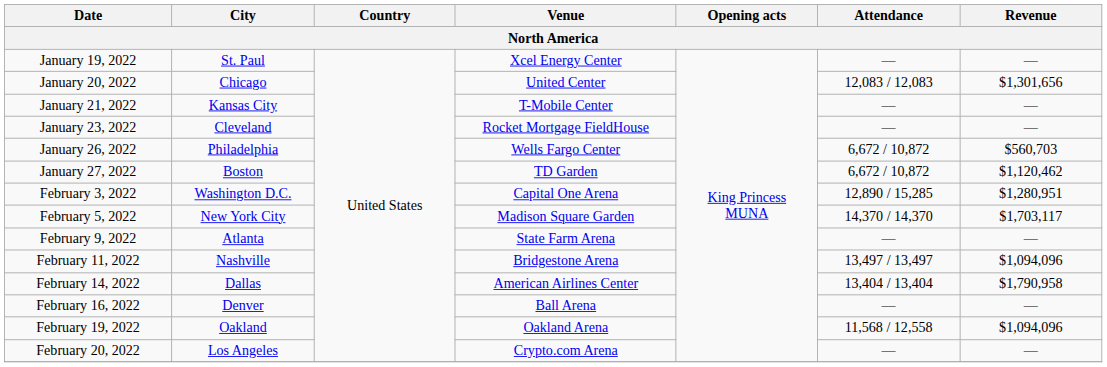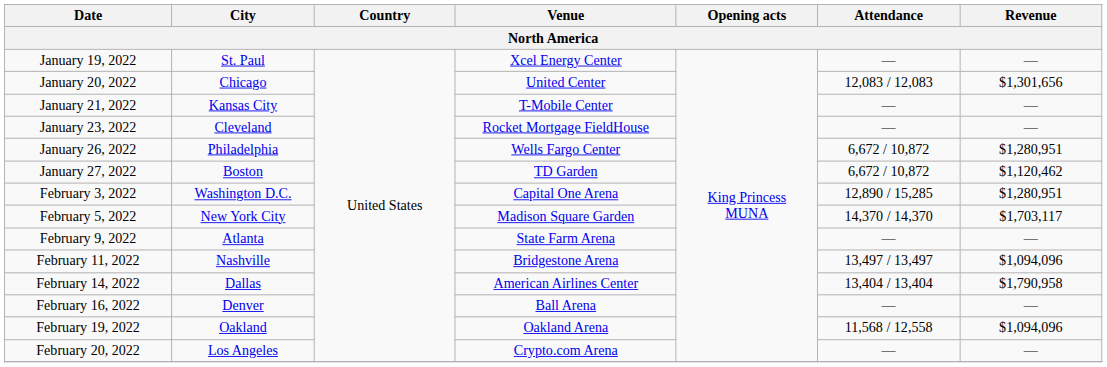(1031, 149) $560,703 -> (1031, 149) $1,280,951
